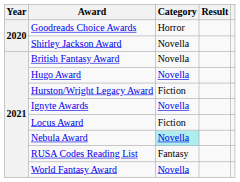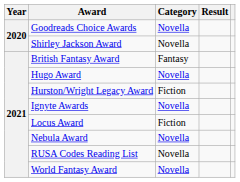(171, 28) Horror -> (173, 28) Novella
(173, 59) Novella -> (173, 59) Fantasy
(173, 138) paleturquoise background -> (173, 138) no background
(173, 153) Fantasy -> (173, 153) Novella
